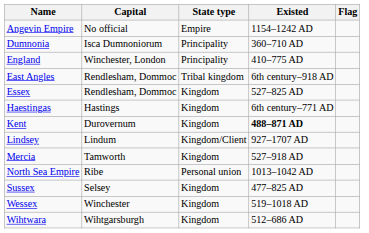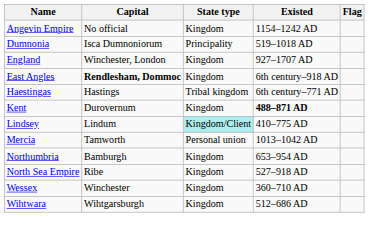(196, 28) Empire -> (205, 28) Kingdom
(277, 44) 360–710 AD -> (284, 44) 519–1018 AD
(205, 60) Principality -> (205, 60) Kingdom
(277, 60) 410–775 AD -> (284, 60) 927–1707 AD
(130, 76) normal -> (133, 76) bold
(212, 76) Tribal kingdom -> (205, 76) Kingdom
- row: (18, 92)
(200, 108) Kingdom -> (217, 92) Tribal kingdom
(214, 140) no background -> (218, 124) paleturquoise background
(280, 140) 927–1707 AD -> (282, 124) 410–775 AD
(200, 156) Kingdom -> (216, 140) Personal union
(277, 156) 527–918 AD -> (287, 140) 1013–1042 AD
+ row: (33, 156)
(211, 172) Personal union -> (205, 172) Kingdom
(282, 172) 1013–1042 AD -> (282, 172) 527–918 AD
- row: (21, 188)
(280, 204) 519–1018 AD -> (282, 188) 360–710 AD
